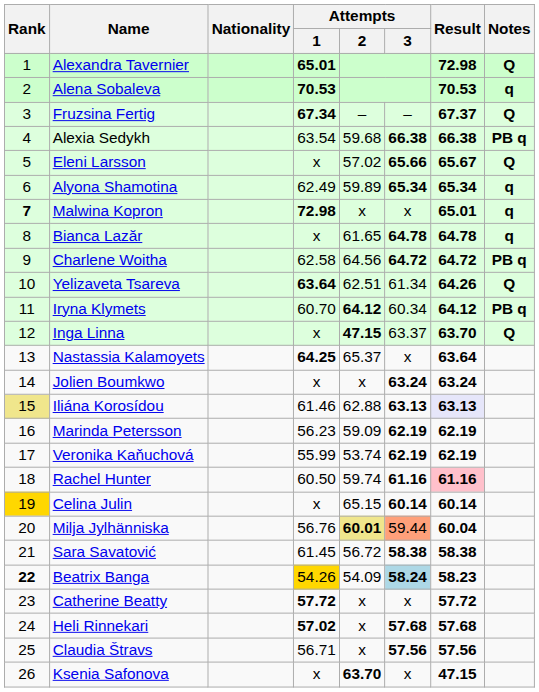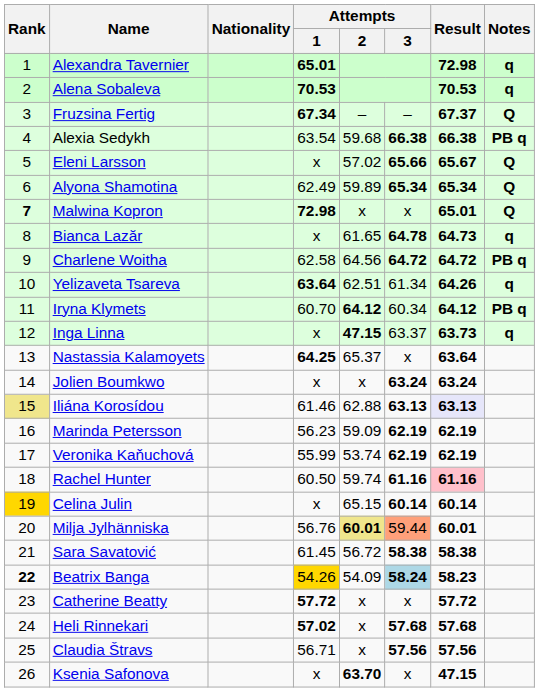(509, 65) Q -> (509, 65) q
(509, 187) q -> (509, 187) Q
(509, 211) q -> (509, 211) Q
(457, 235) 64.78 -> (457, 235) 64.73
(509, 284) Q -> (509, 284) q
(457, 333) 63.70 -> (457, 333) 63.73
(509, 333) Q -> (509, 333) q
(457, 528) 60.04 -> (457, 528) 60.01
